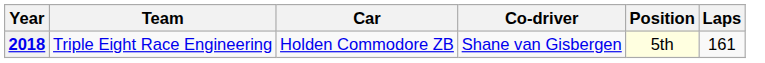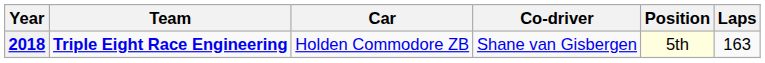(163, 44) normal -> (170, 44) bold
(722, 44) 161 -> (737, 44) 163
